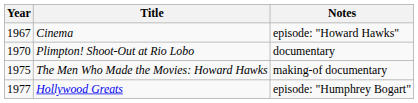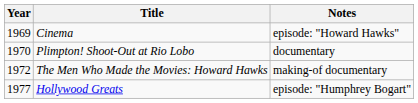(19, 32) 1967 -> (19, 32) 1969
(19, 70) 1975 -> (19, 70) 1972
